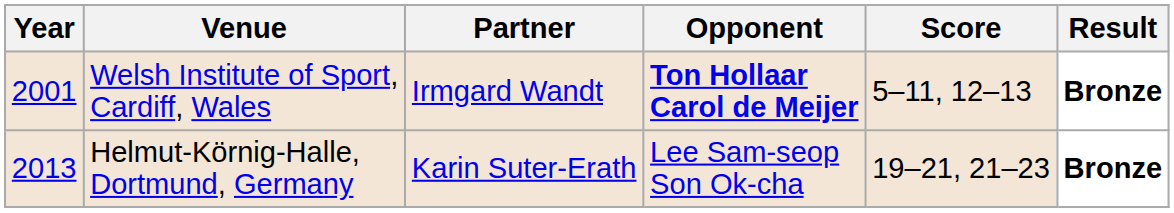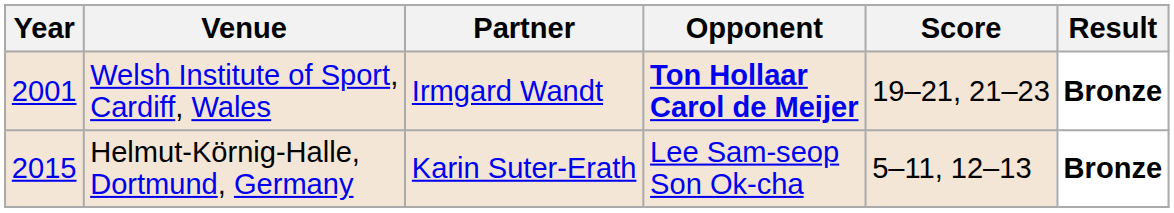(952, 90) 5–11, 12–13 -> (961, 90) 19–21, 21–23
(44, 169) 2013 -> (44, 169) 2015
(961, 169) 19–21, 21–23 -> (952, 169) 5–11, 12–13
